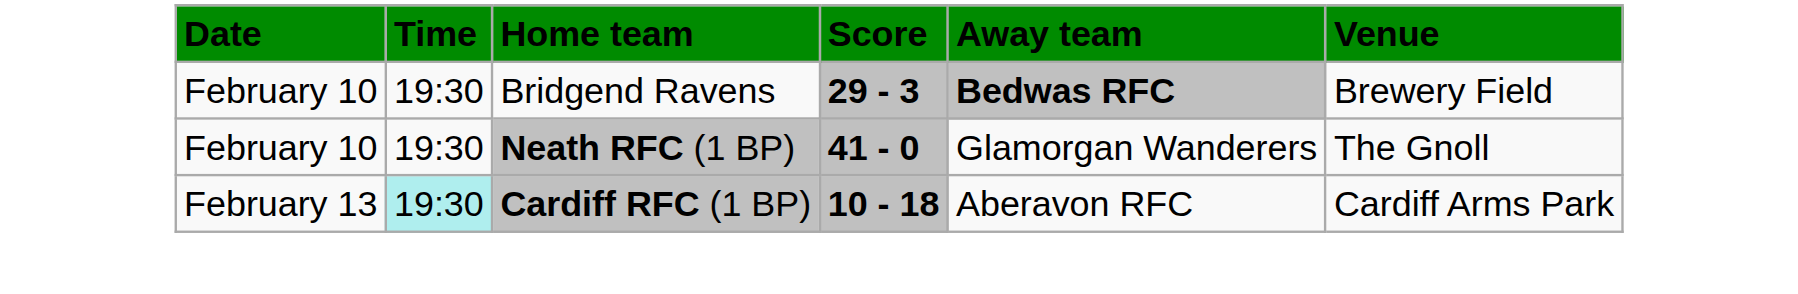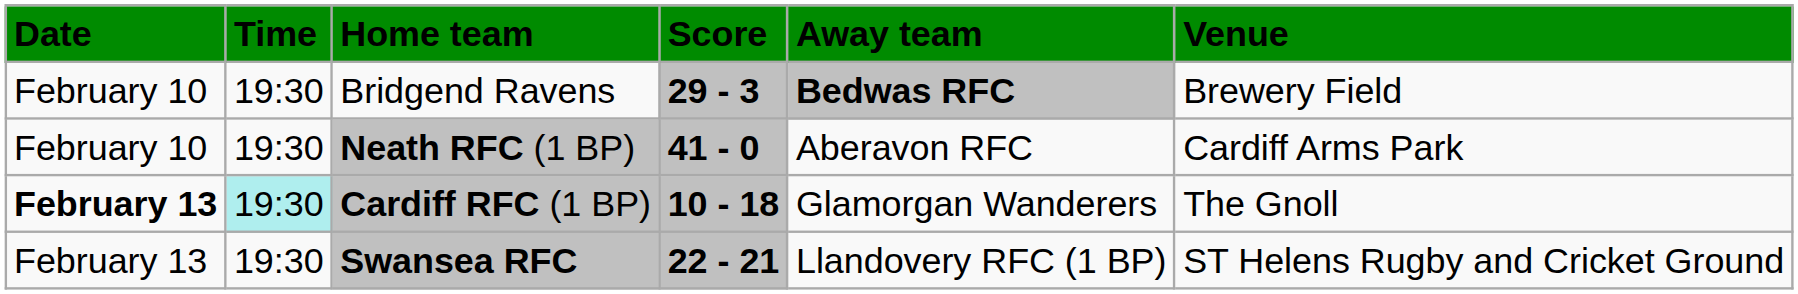(1137, 147) Glamorgan Wanderers -> (914, 147) Aberavon RFC
(1412, 147) The Gnoll -> (1323, 147) Cardiff Arms Park
(281, 204) normal -> (116, 204) bold
(1075, 204) Aberavon RFC -> (977, 204) Glamorgan Wanderers
(1474, 204) Cardiff Arms Park -> (1261, 204) The Gnoll
+ row: (459, 261)
